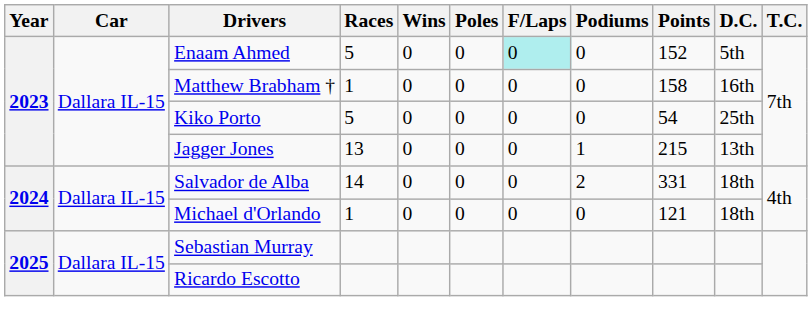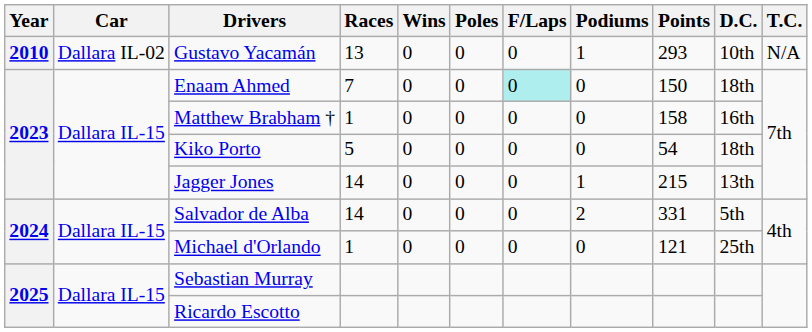+ row: (245, 52)
(349, 52) 5 -> (349, 84) 7
(673, 52) 152 -> (673, 84) 150
(732, 52) 5th -> (737, 84) 18th
(737, 117) 25th -> (737, 149) 18th
(354, 149) 13 -> (354, 181) 14
(737, 181) 18th -> (732, 214) 5th
(737, 214) 18th -> (737, 246) 25th
